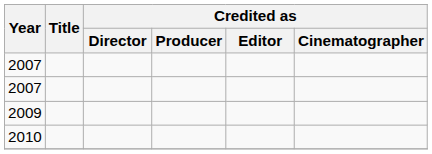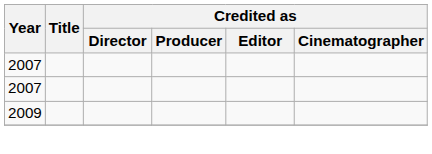- row: (25, 137)
